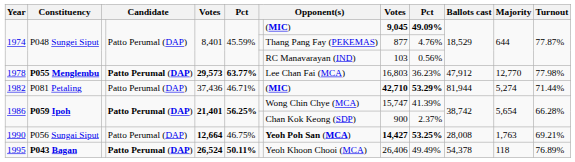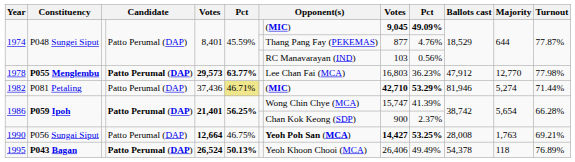(241, 88) no background -> (241, 88) khaki background
(459, 88) 81,944 -> (459, 88) 81,946
(242, 149) 50.11% -> (242, 149) 50.13%
